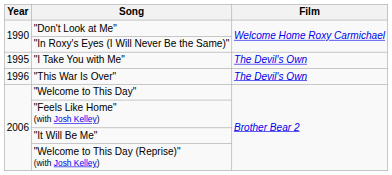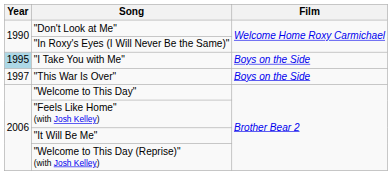(18, 60) no background -> (18, 60) lightblue background
(271, 60) The Devil's Own -> (272, 60) Boys on the Side
(18, 76) 1996 -> (18, 76) 1997
(271, 76) The Devil's Own -> (272, 76) Boys on the Side
